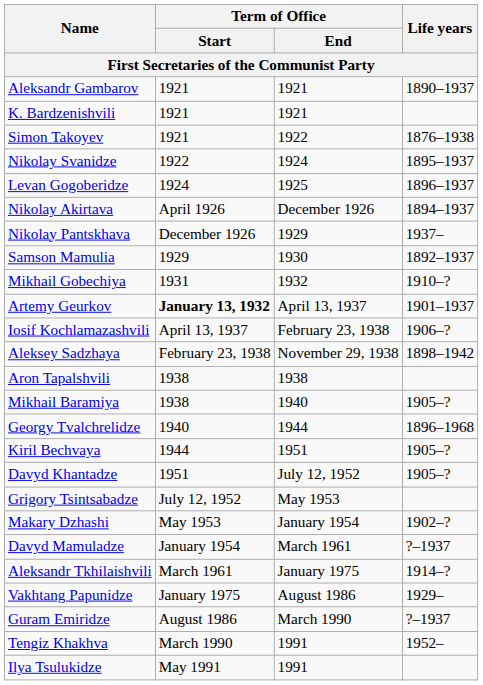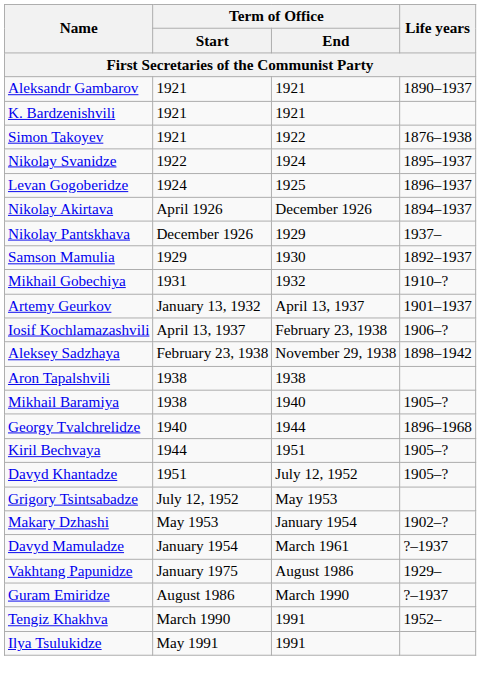(214, 305) bold -> (209, 305) normal
- row: (80, 570)
